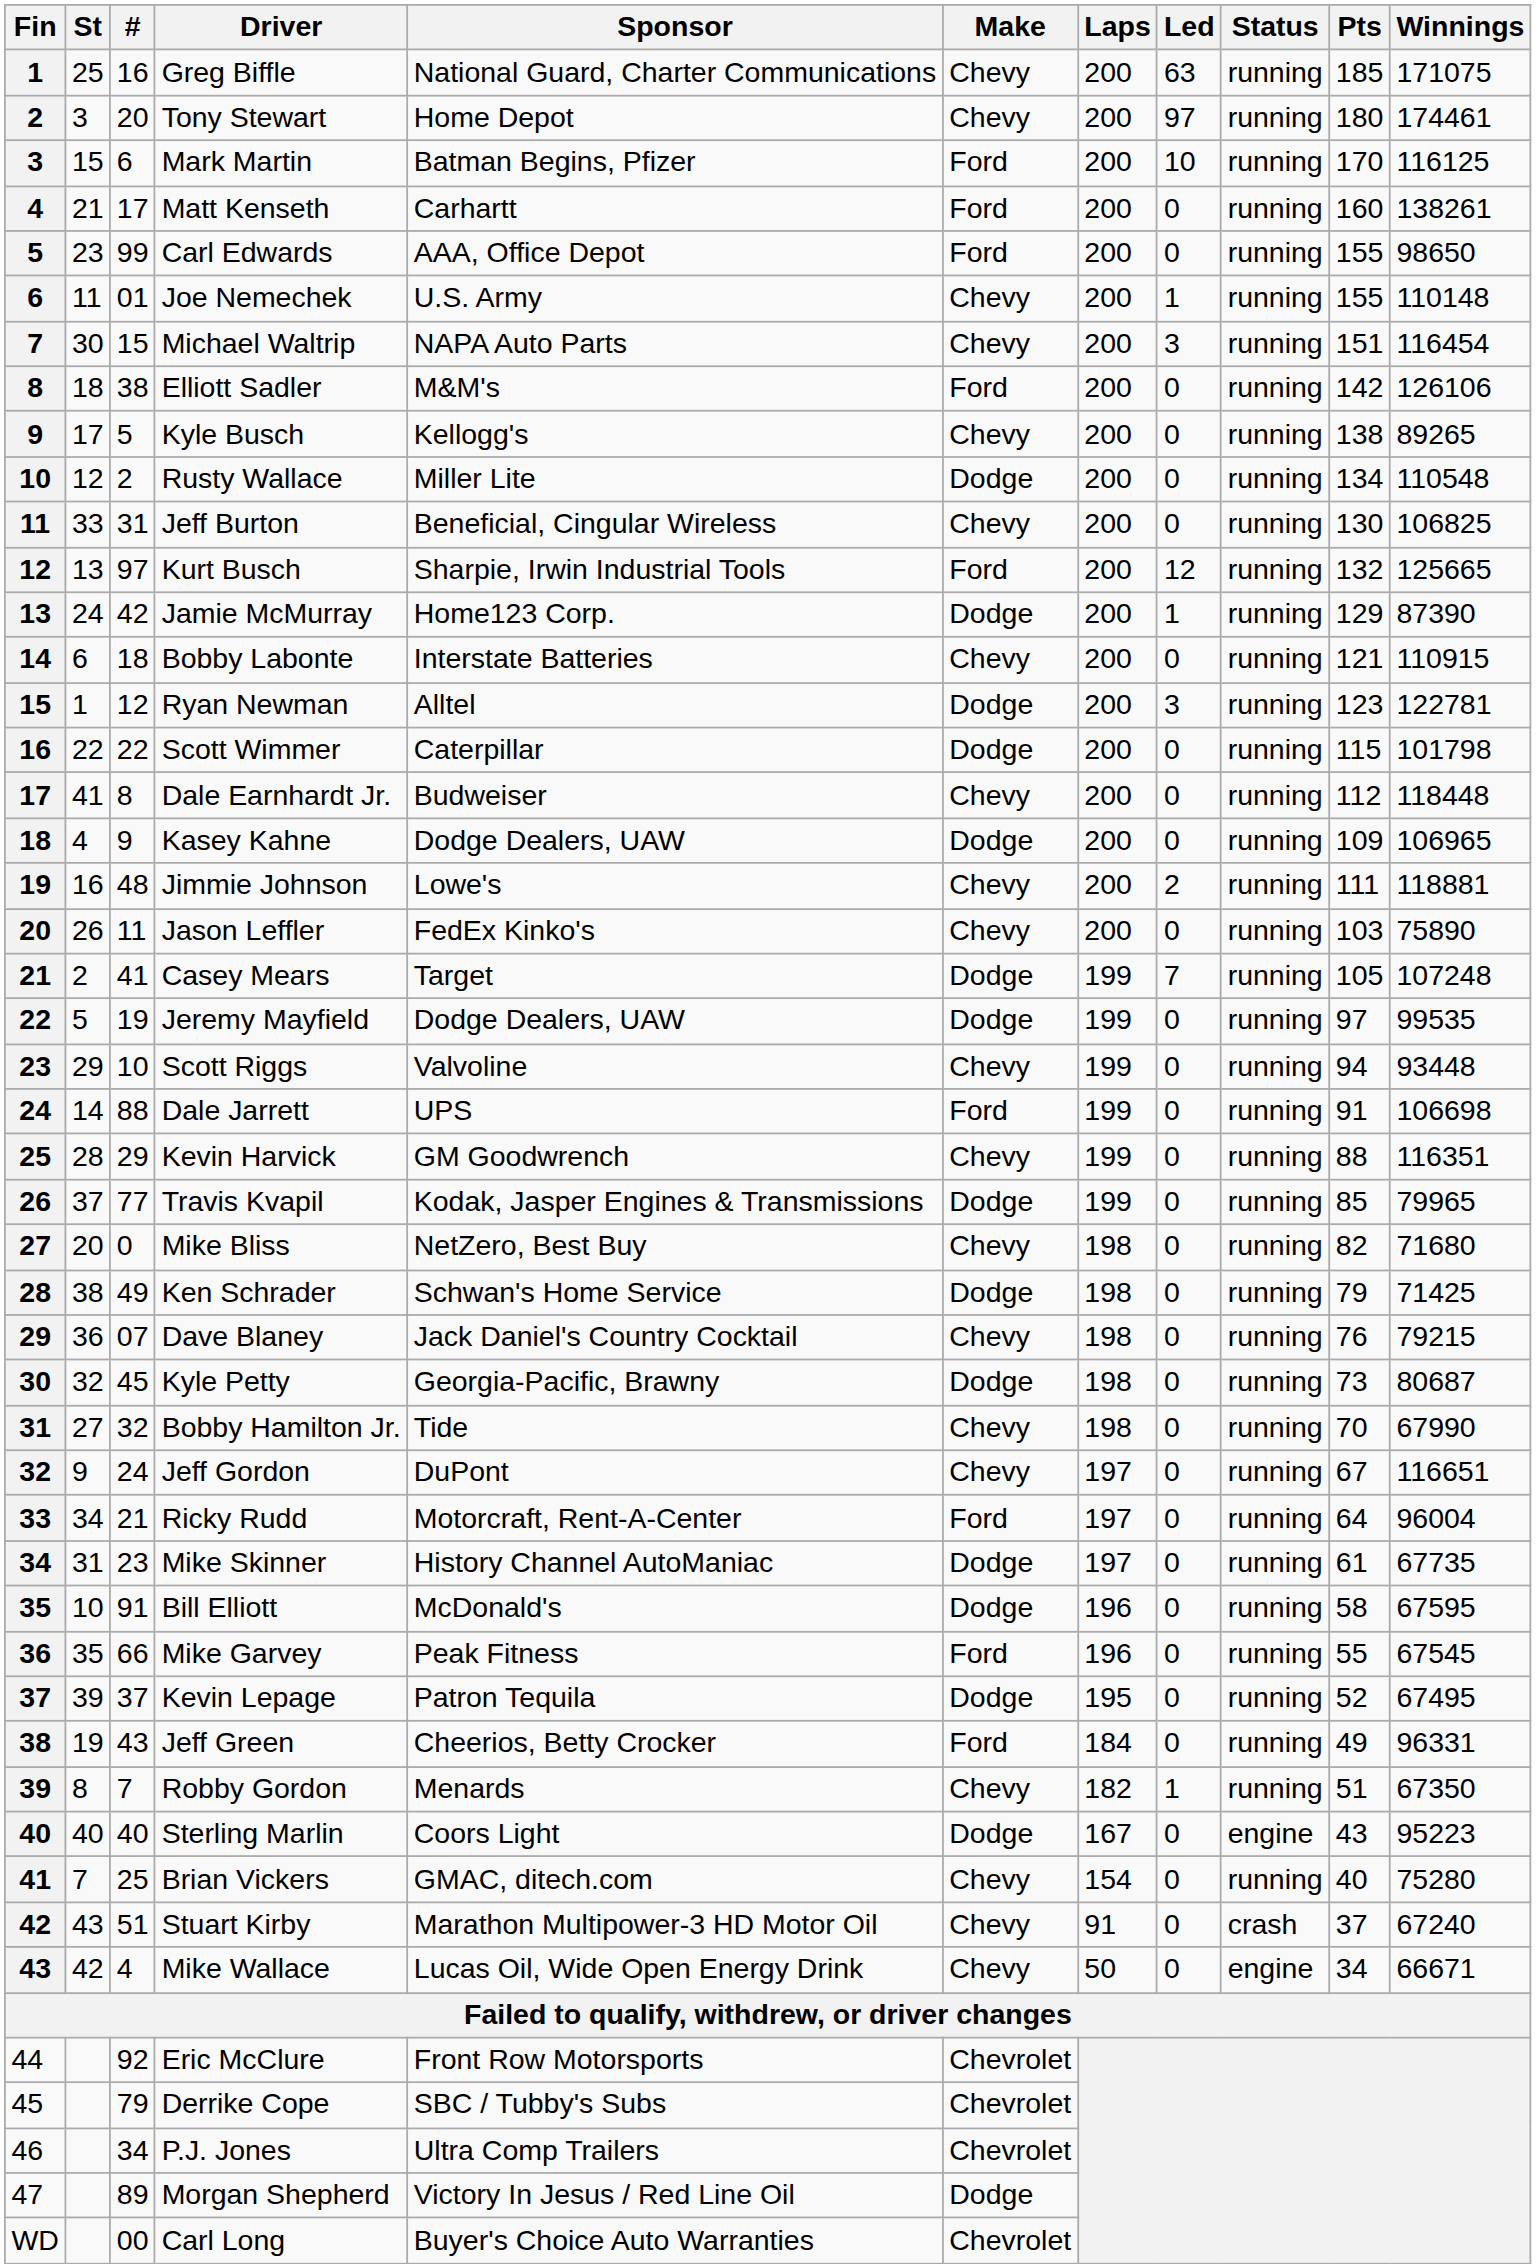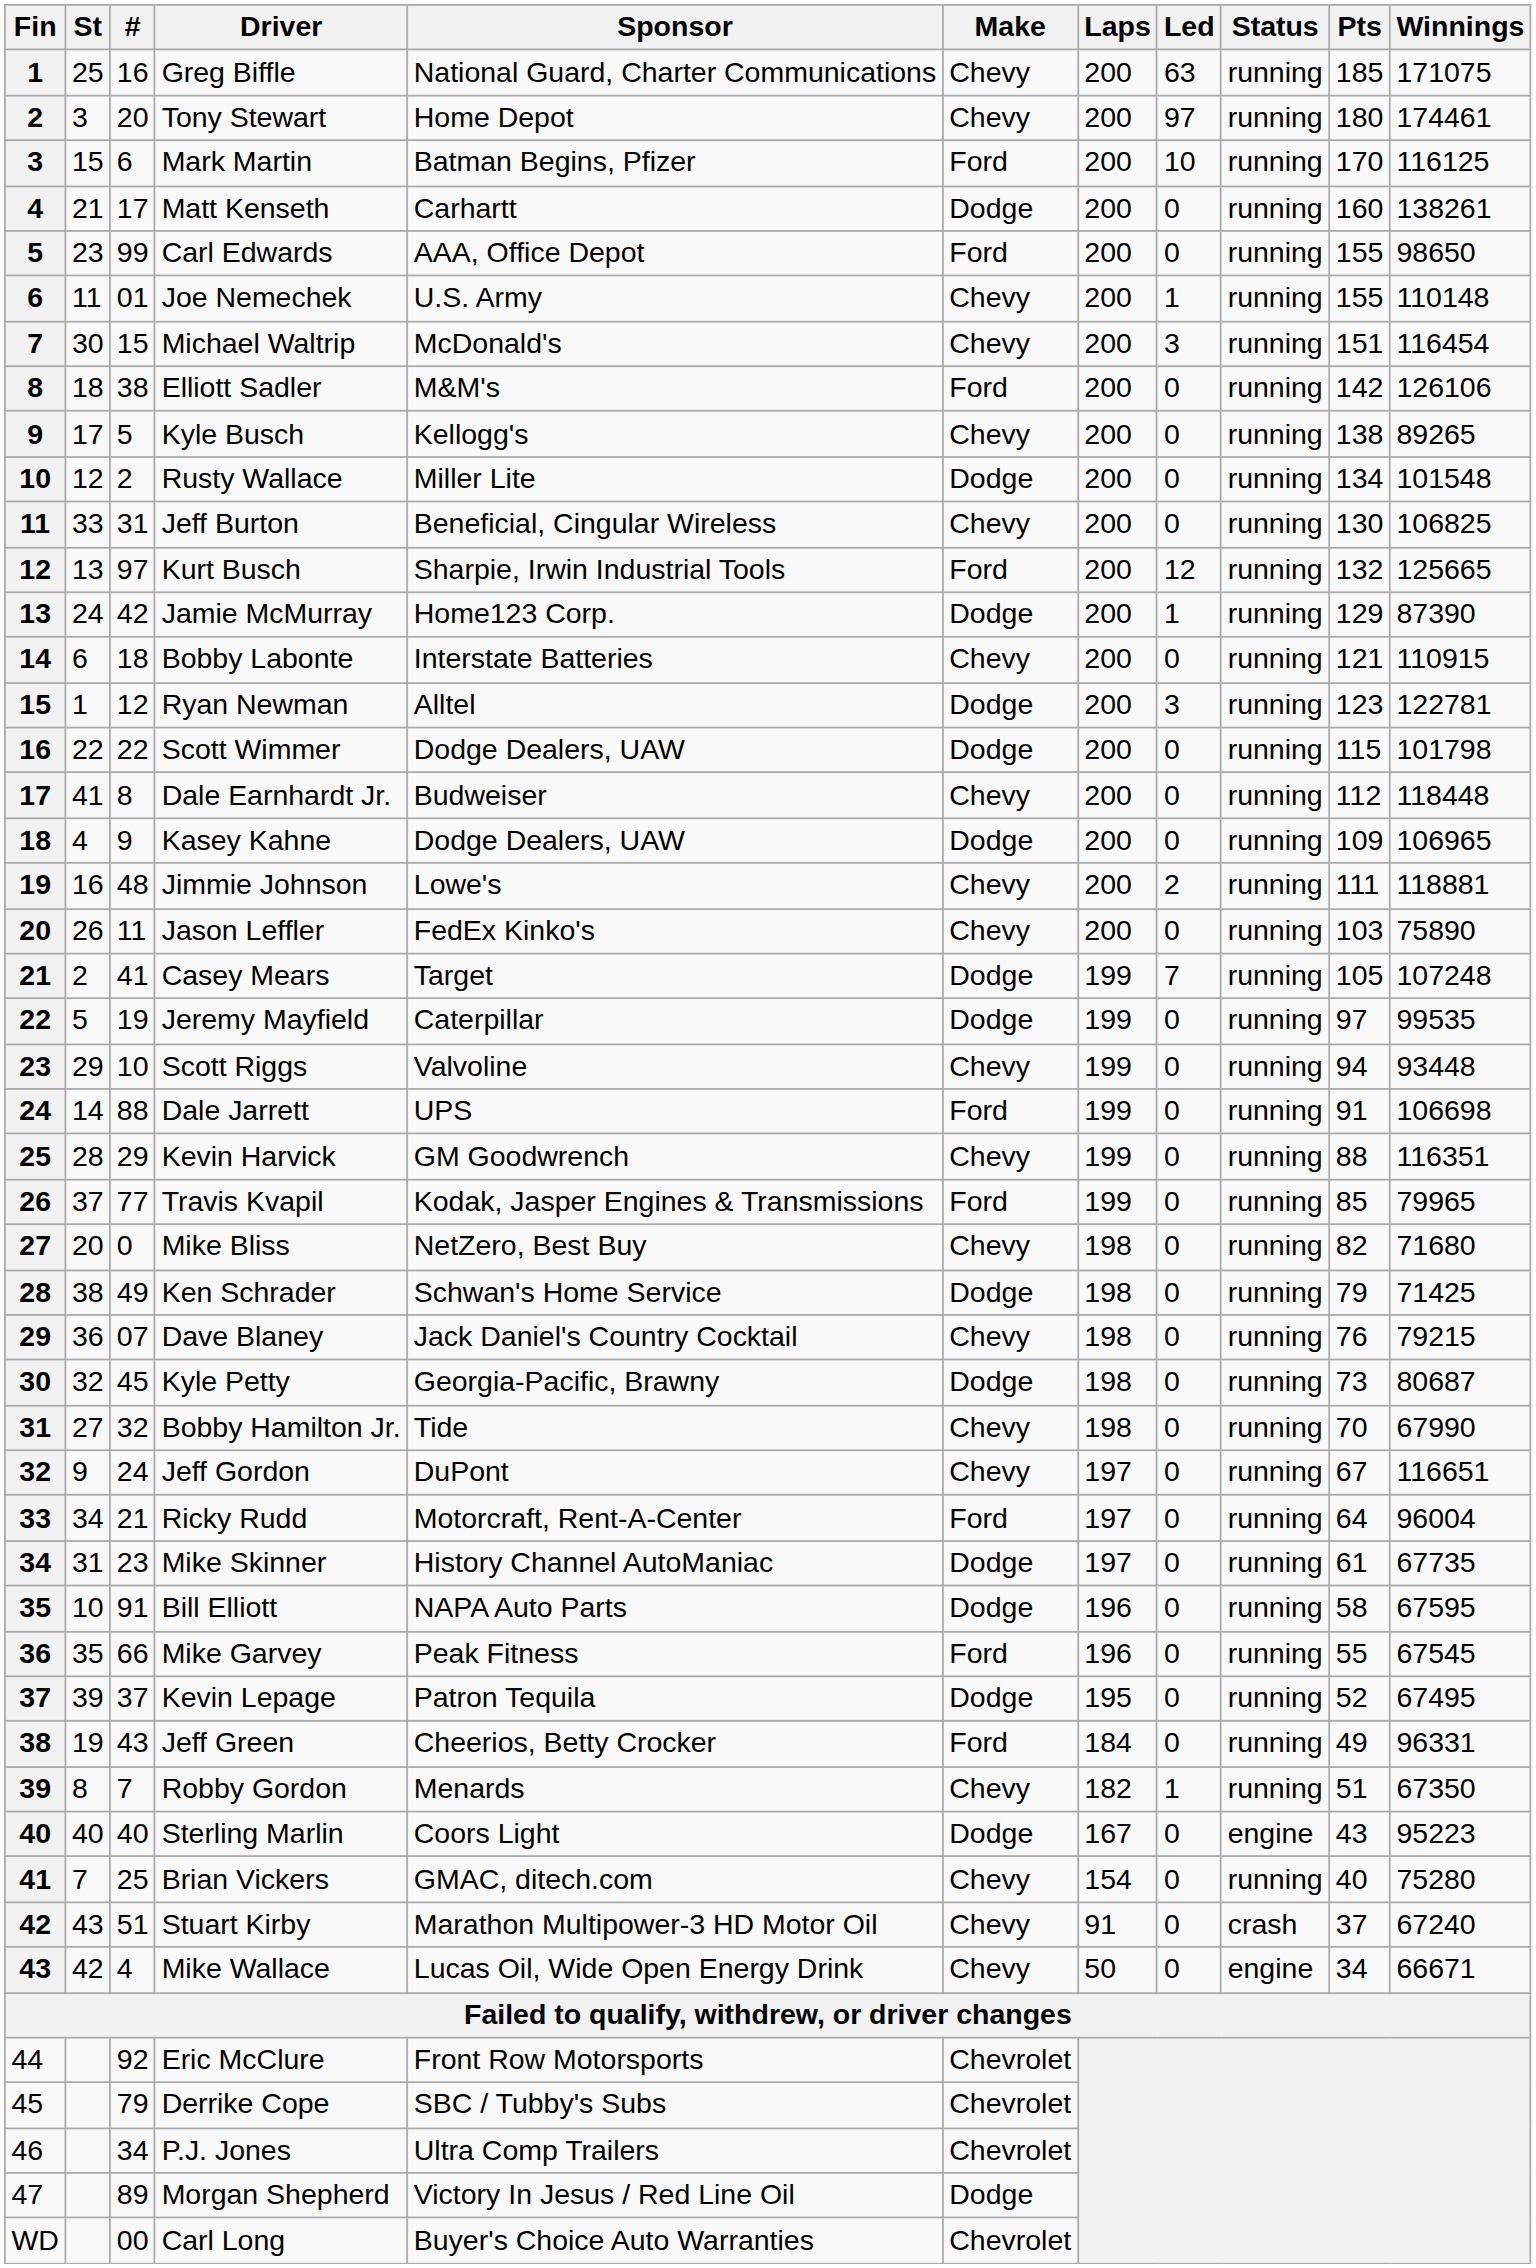(979, 207) Ford -> (991, 207) Dodge
(520, 343) NAPA Auto Parts -> (488, 343) McDonald's
(1443, 478) 110548 -> (1444, 478) 101548
(479, 749) Caterpillar -> (549, 749) Dodge Dealers, UAW
(549, 1020) Dodge Dealers, UAW -> (479, 1020) Caterpillar
(991, 1201) Dodge -> (979, 1201) Ford
(488, 1607) McDonald's -> (520, 1607) NAPA Auto Parts
